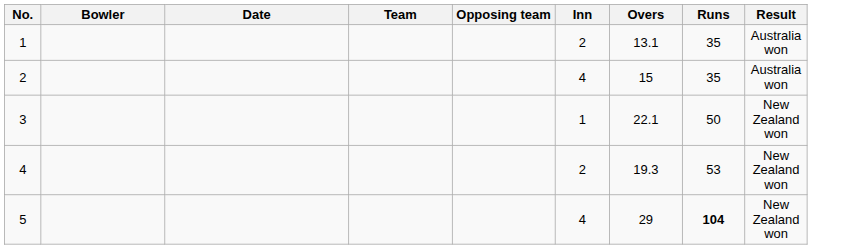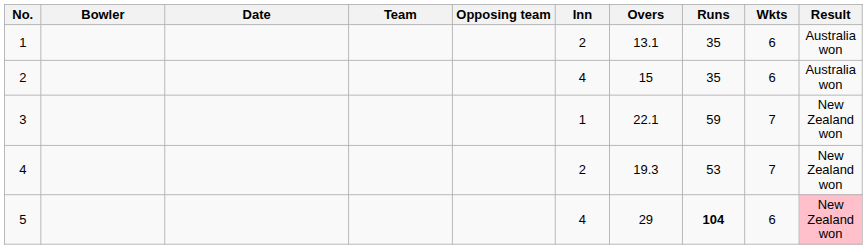+ column: (772, 14)
(713, 120) 50 -> (713, 120) 59
(776, 219) no background -> (831, 219) pink background
